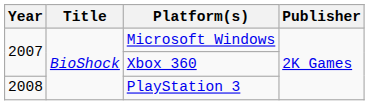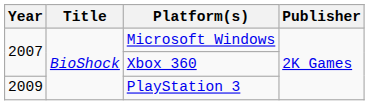(26, 88) 2008 -> (26, 88) 2009
